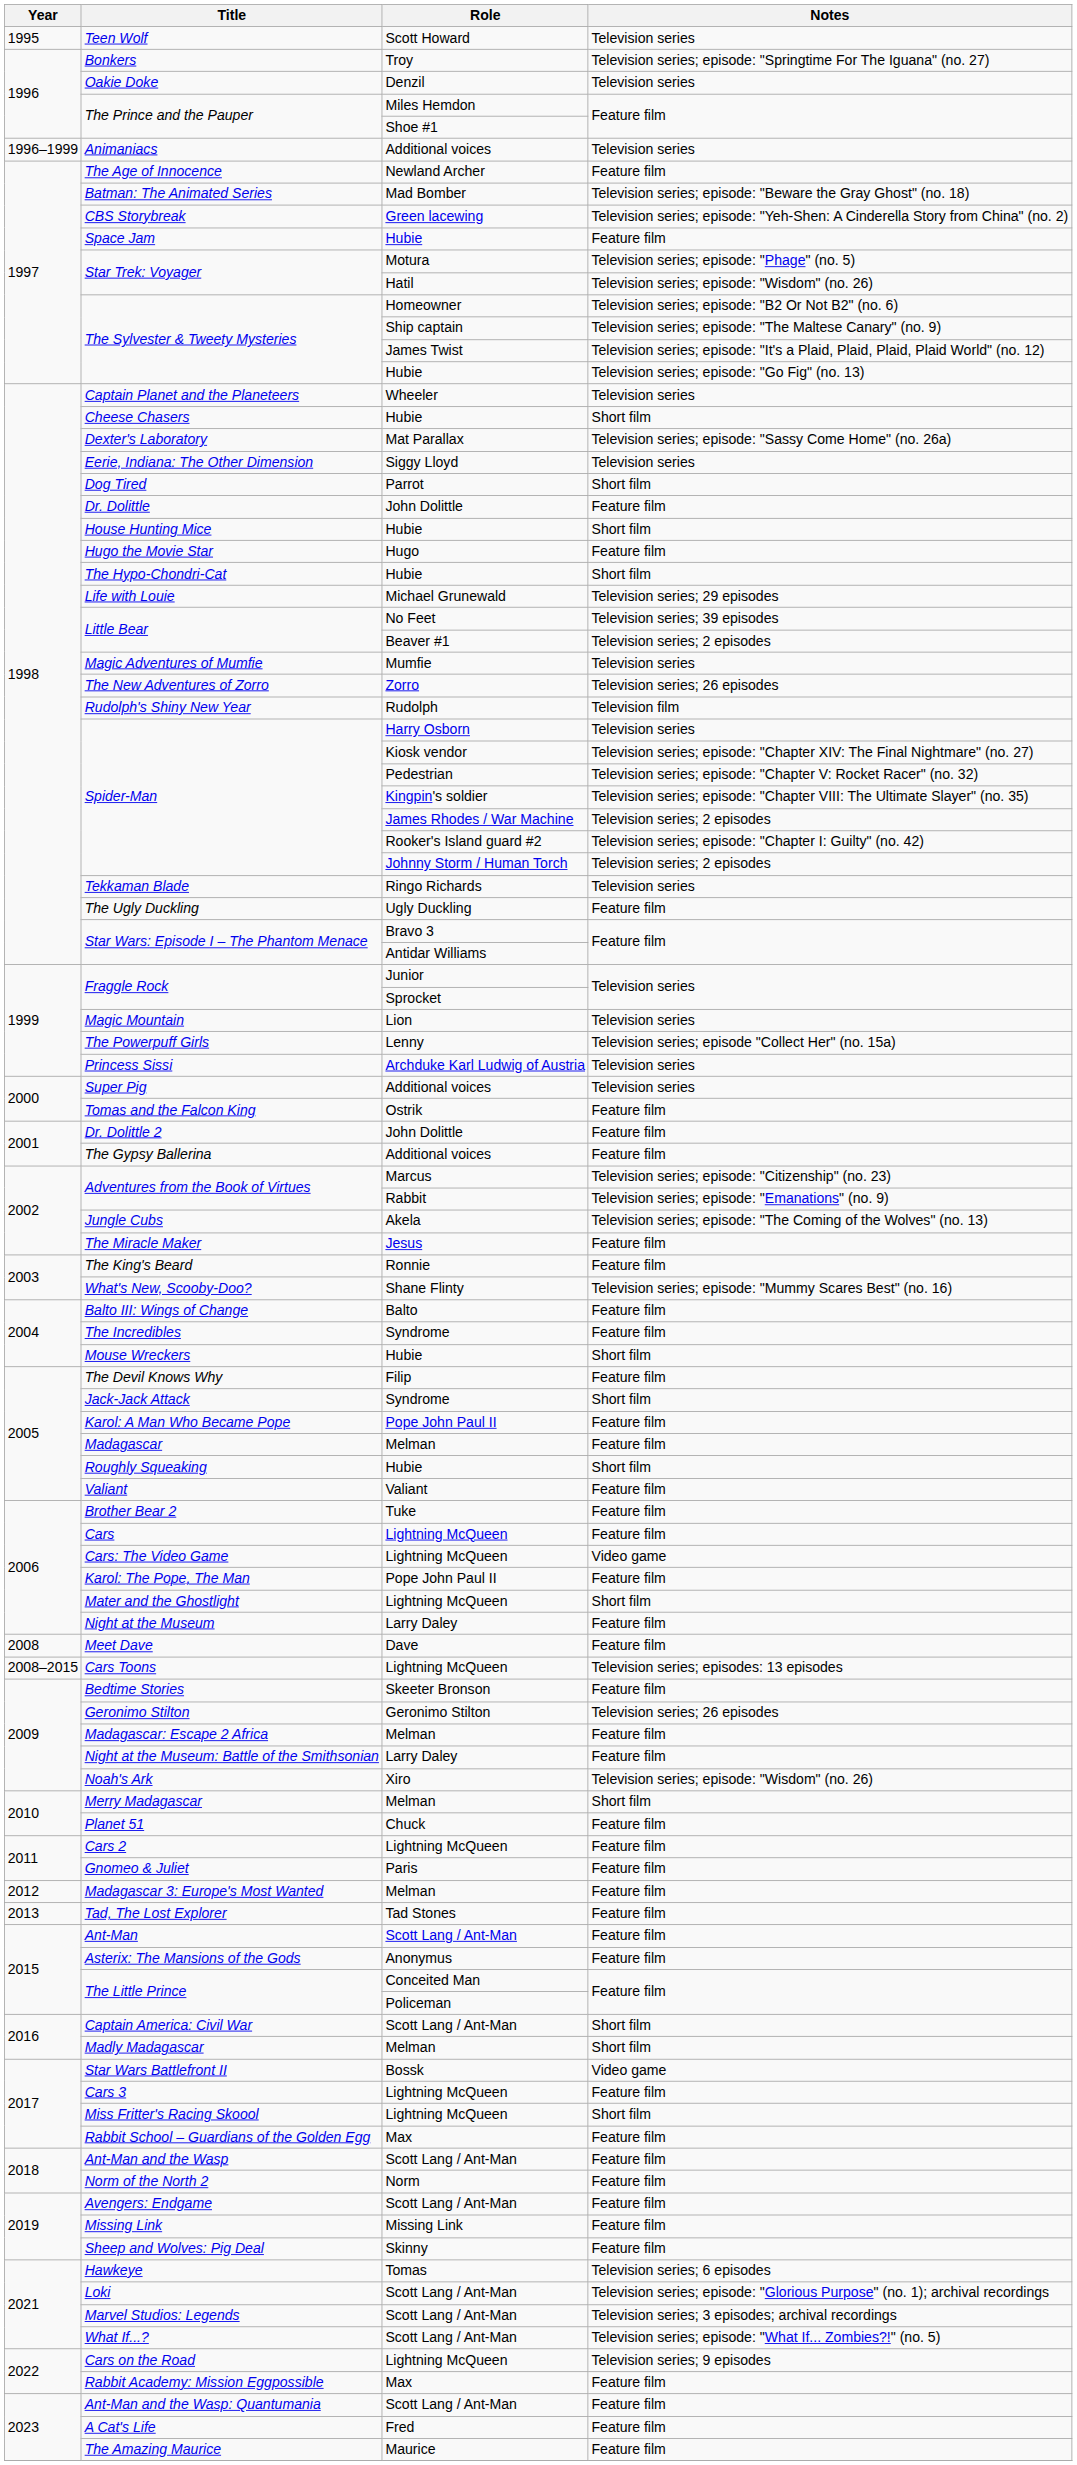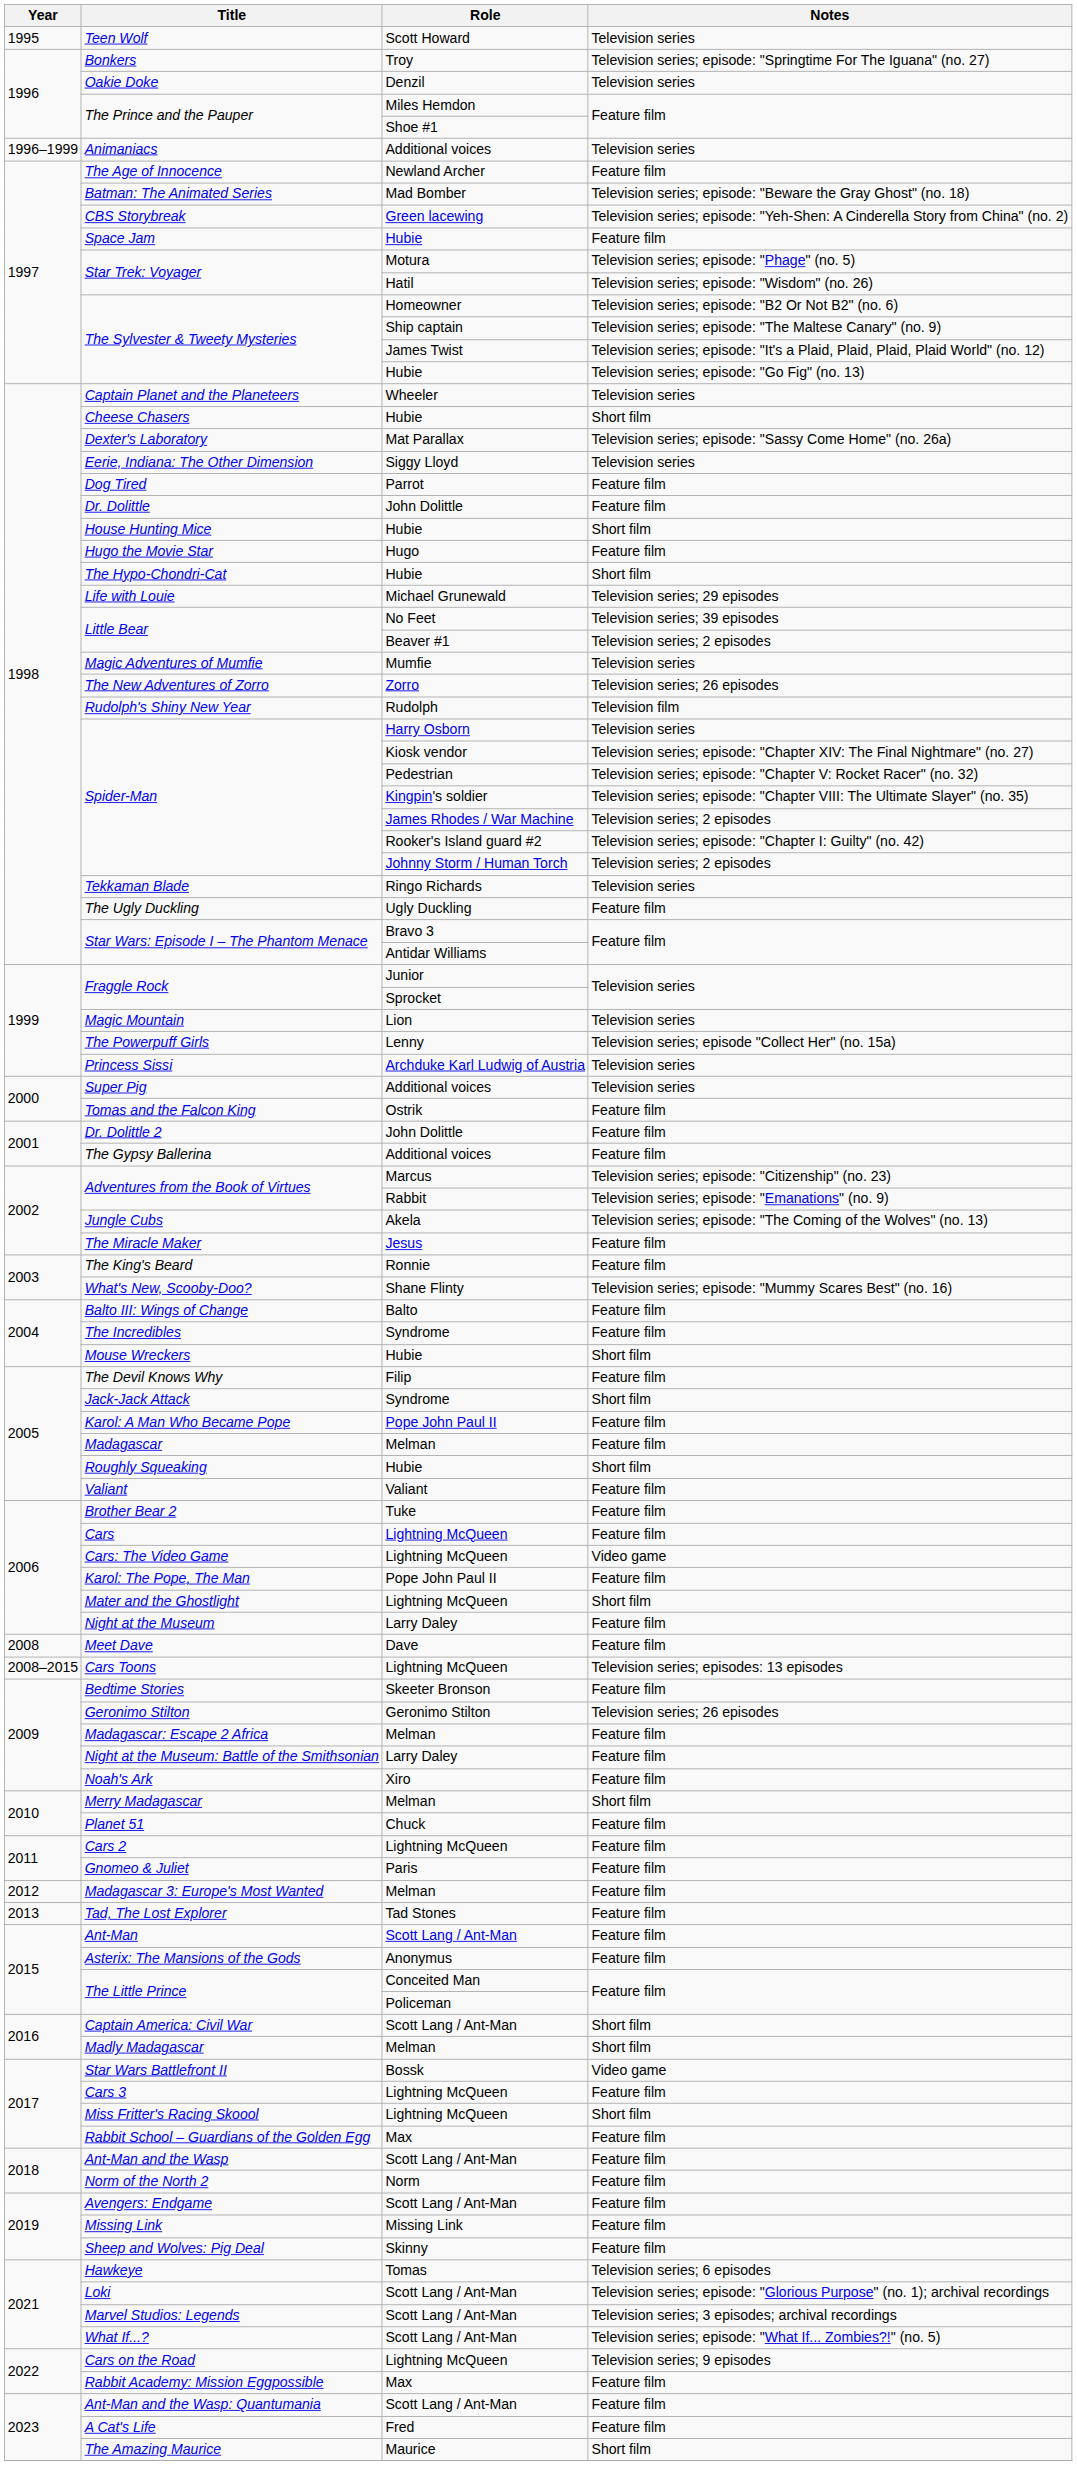(621, 484) Short film -> (629, 484) Feature film
(732, 1779) Television series; episode: "Wisdom" (no. 26) -> (629, 1779) Feature film
(629, 2449) Feature film -> (621, 2449) Short film
